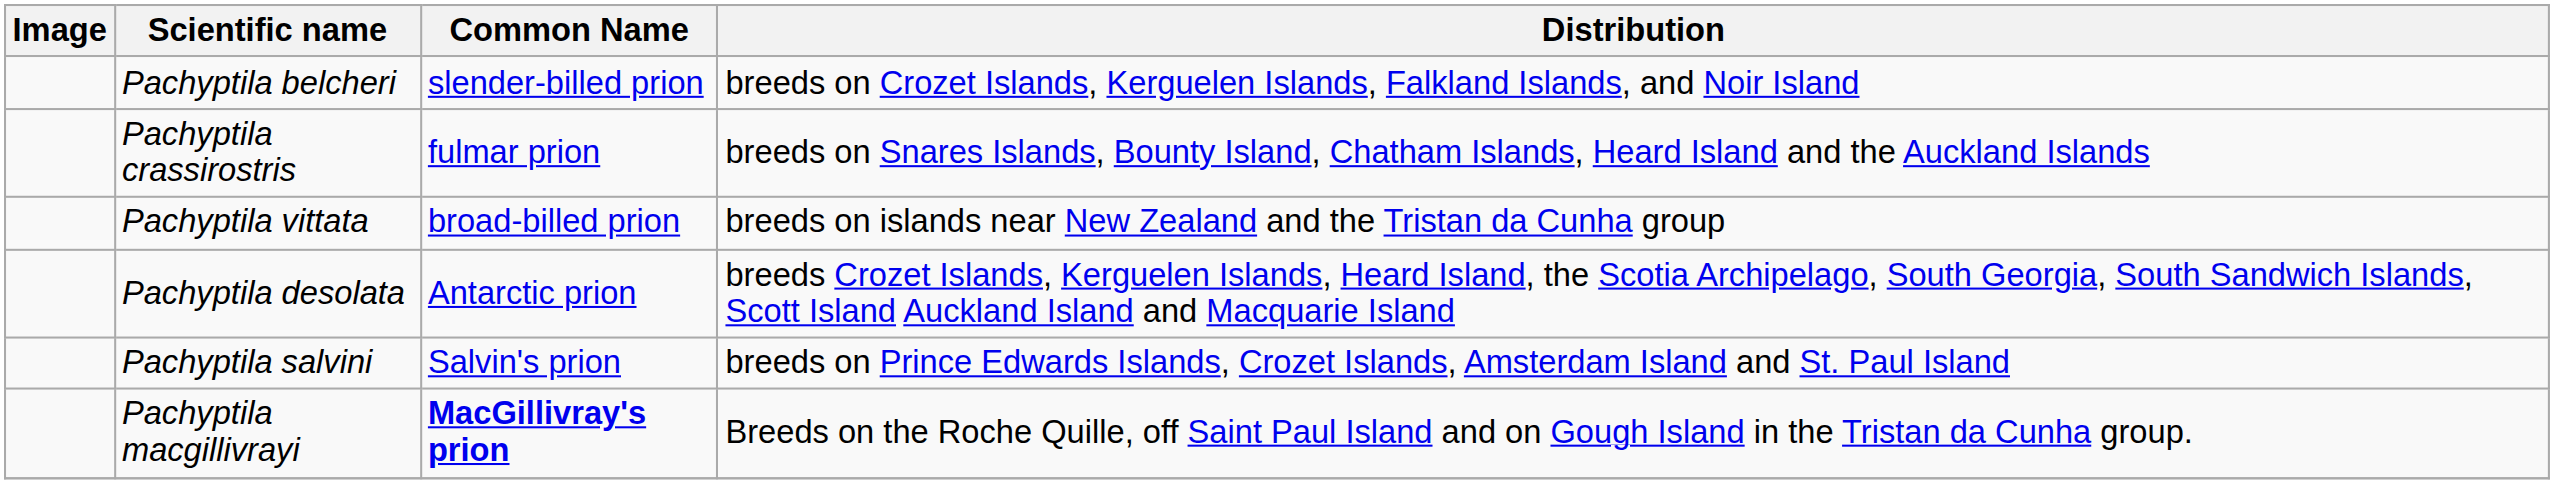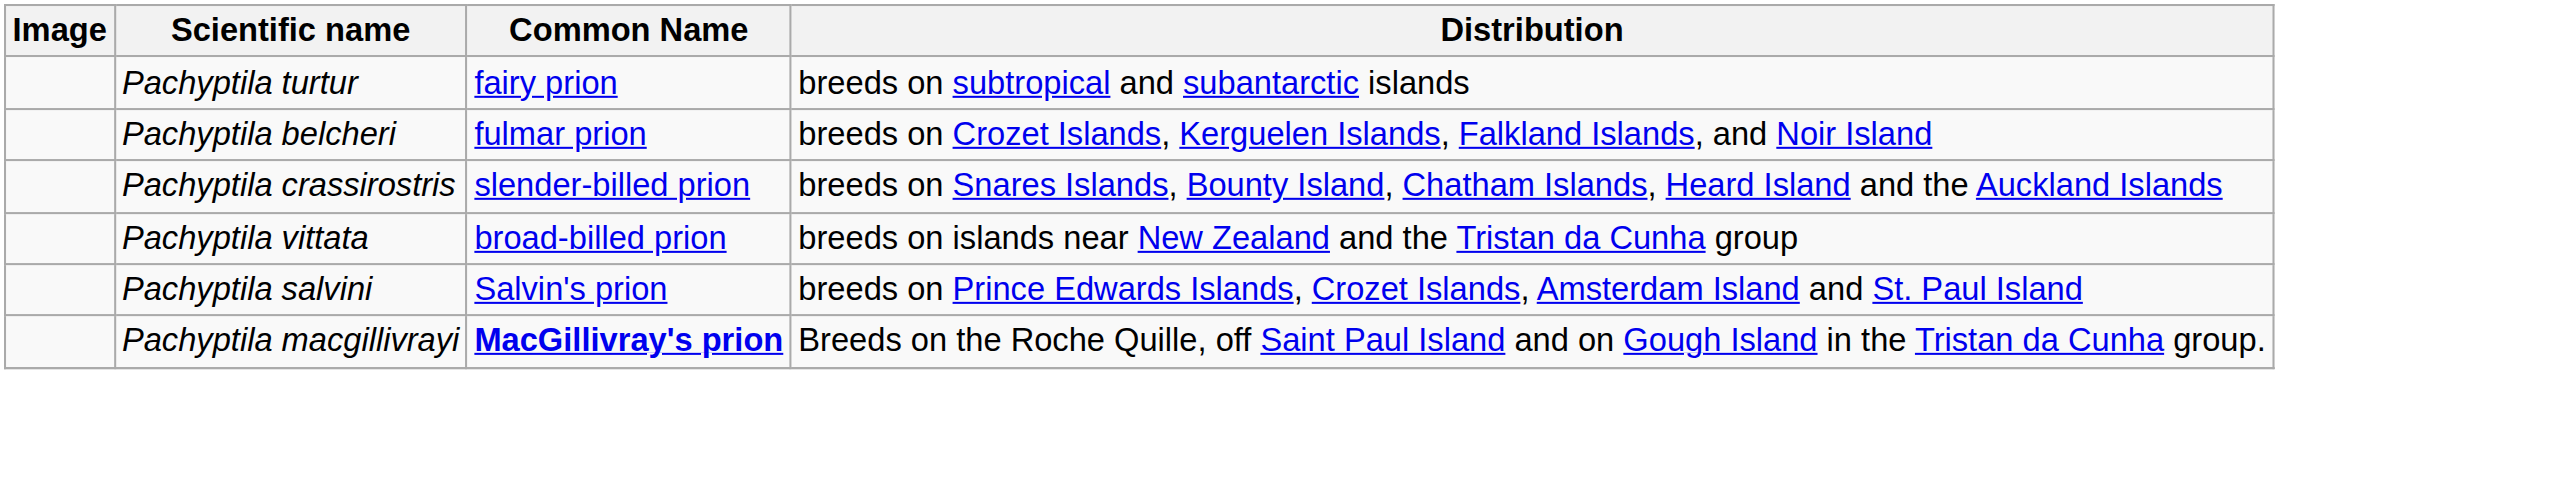+ row: (240, 82)
(566, 82) slender-billed prion -> (561, 133) fulmar prion
(514, 152) fulmar prion -> (612, 185) slender-billed prion
- row: (263, 292)
